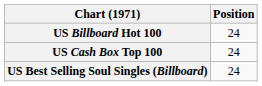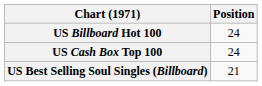(234, 71) 24 -> (234, 71) 21
